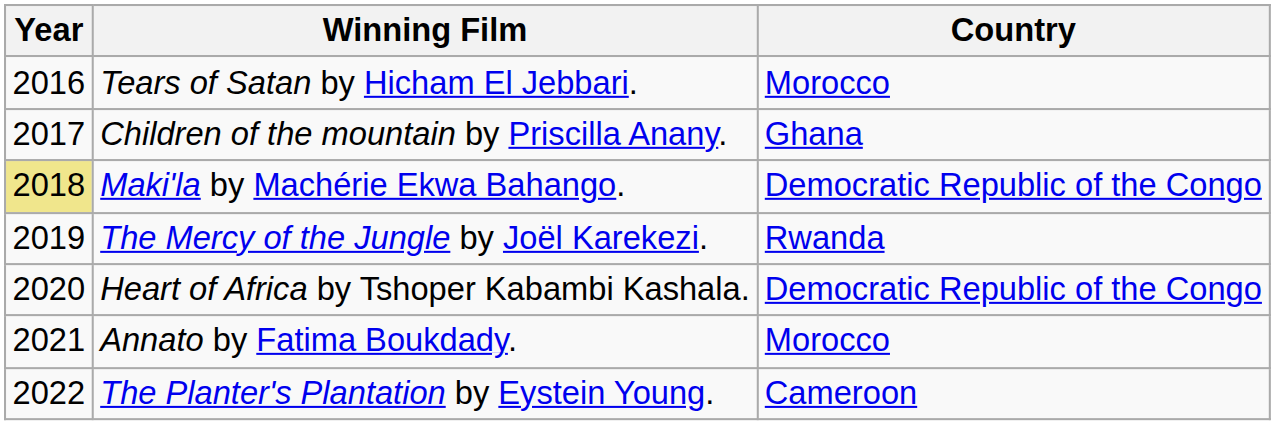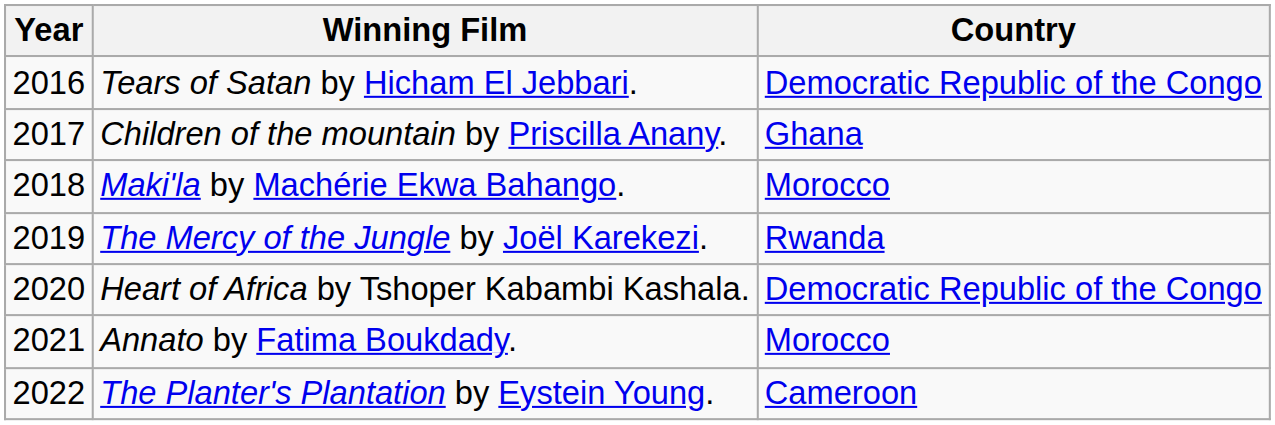(827, 82) Morocco -> (1013, 82) Democratic Republic of the Congo
(49, 185) khaki background -> (49, 185) no background
(1013, 185) Democratic Republic of the Congo -> (827, 185) Morocco
